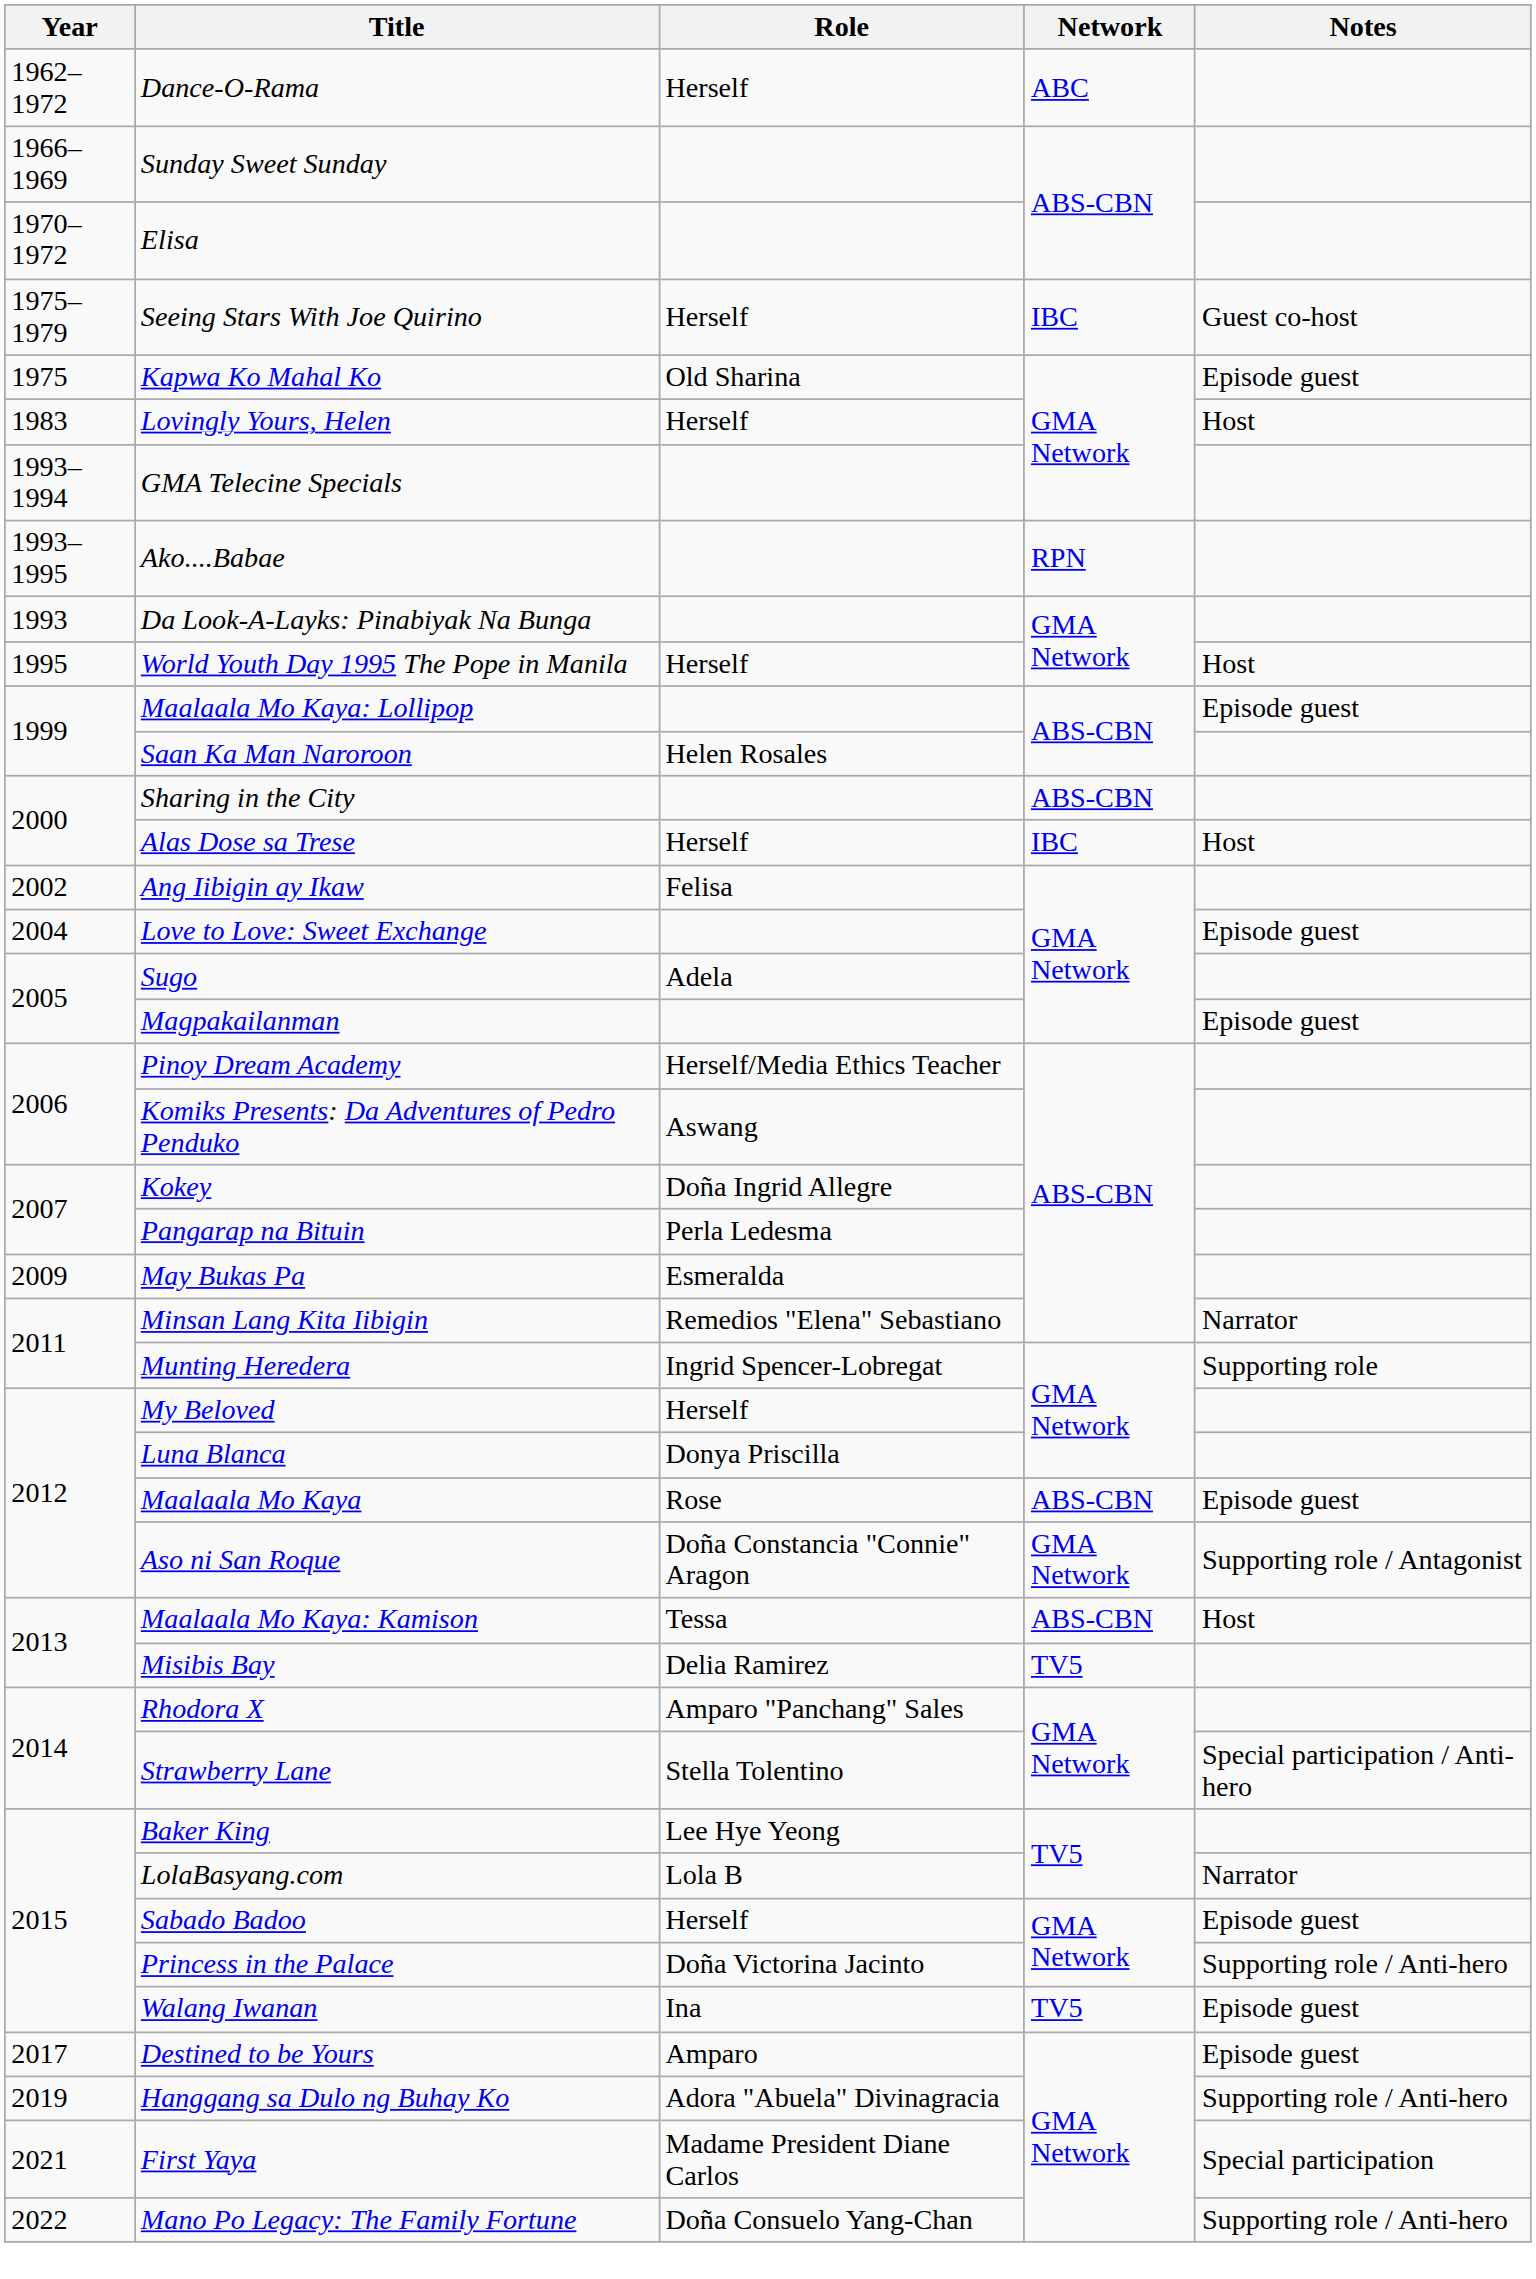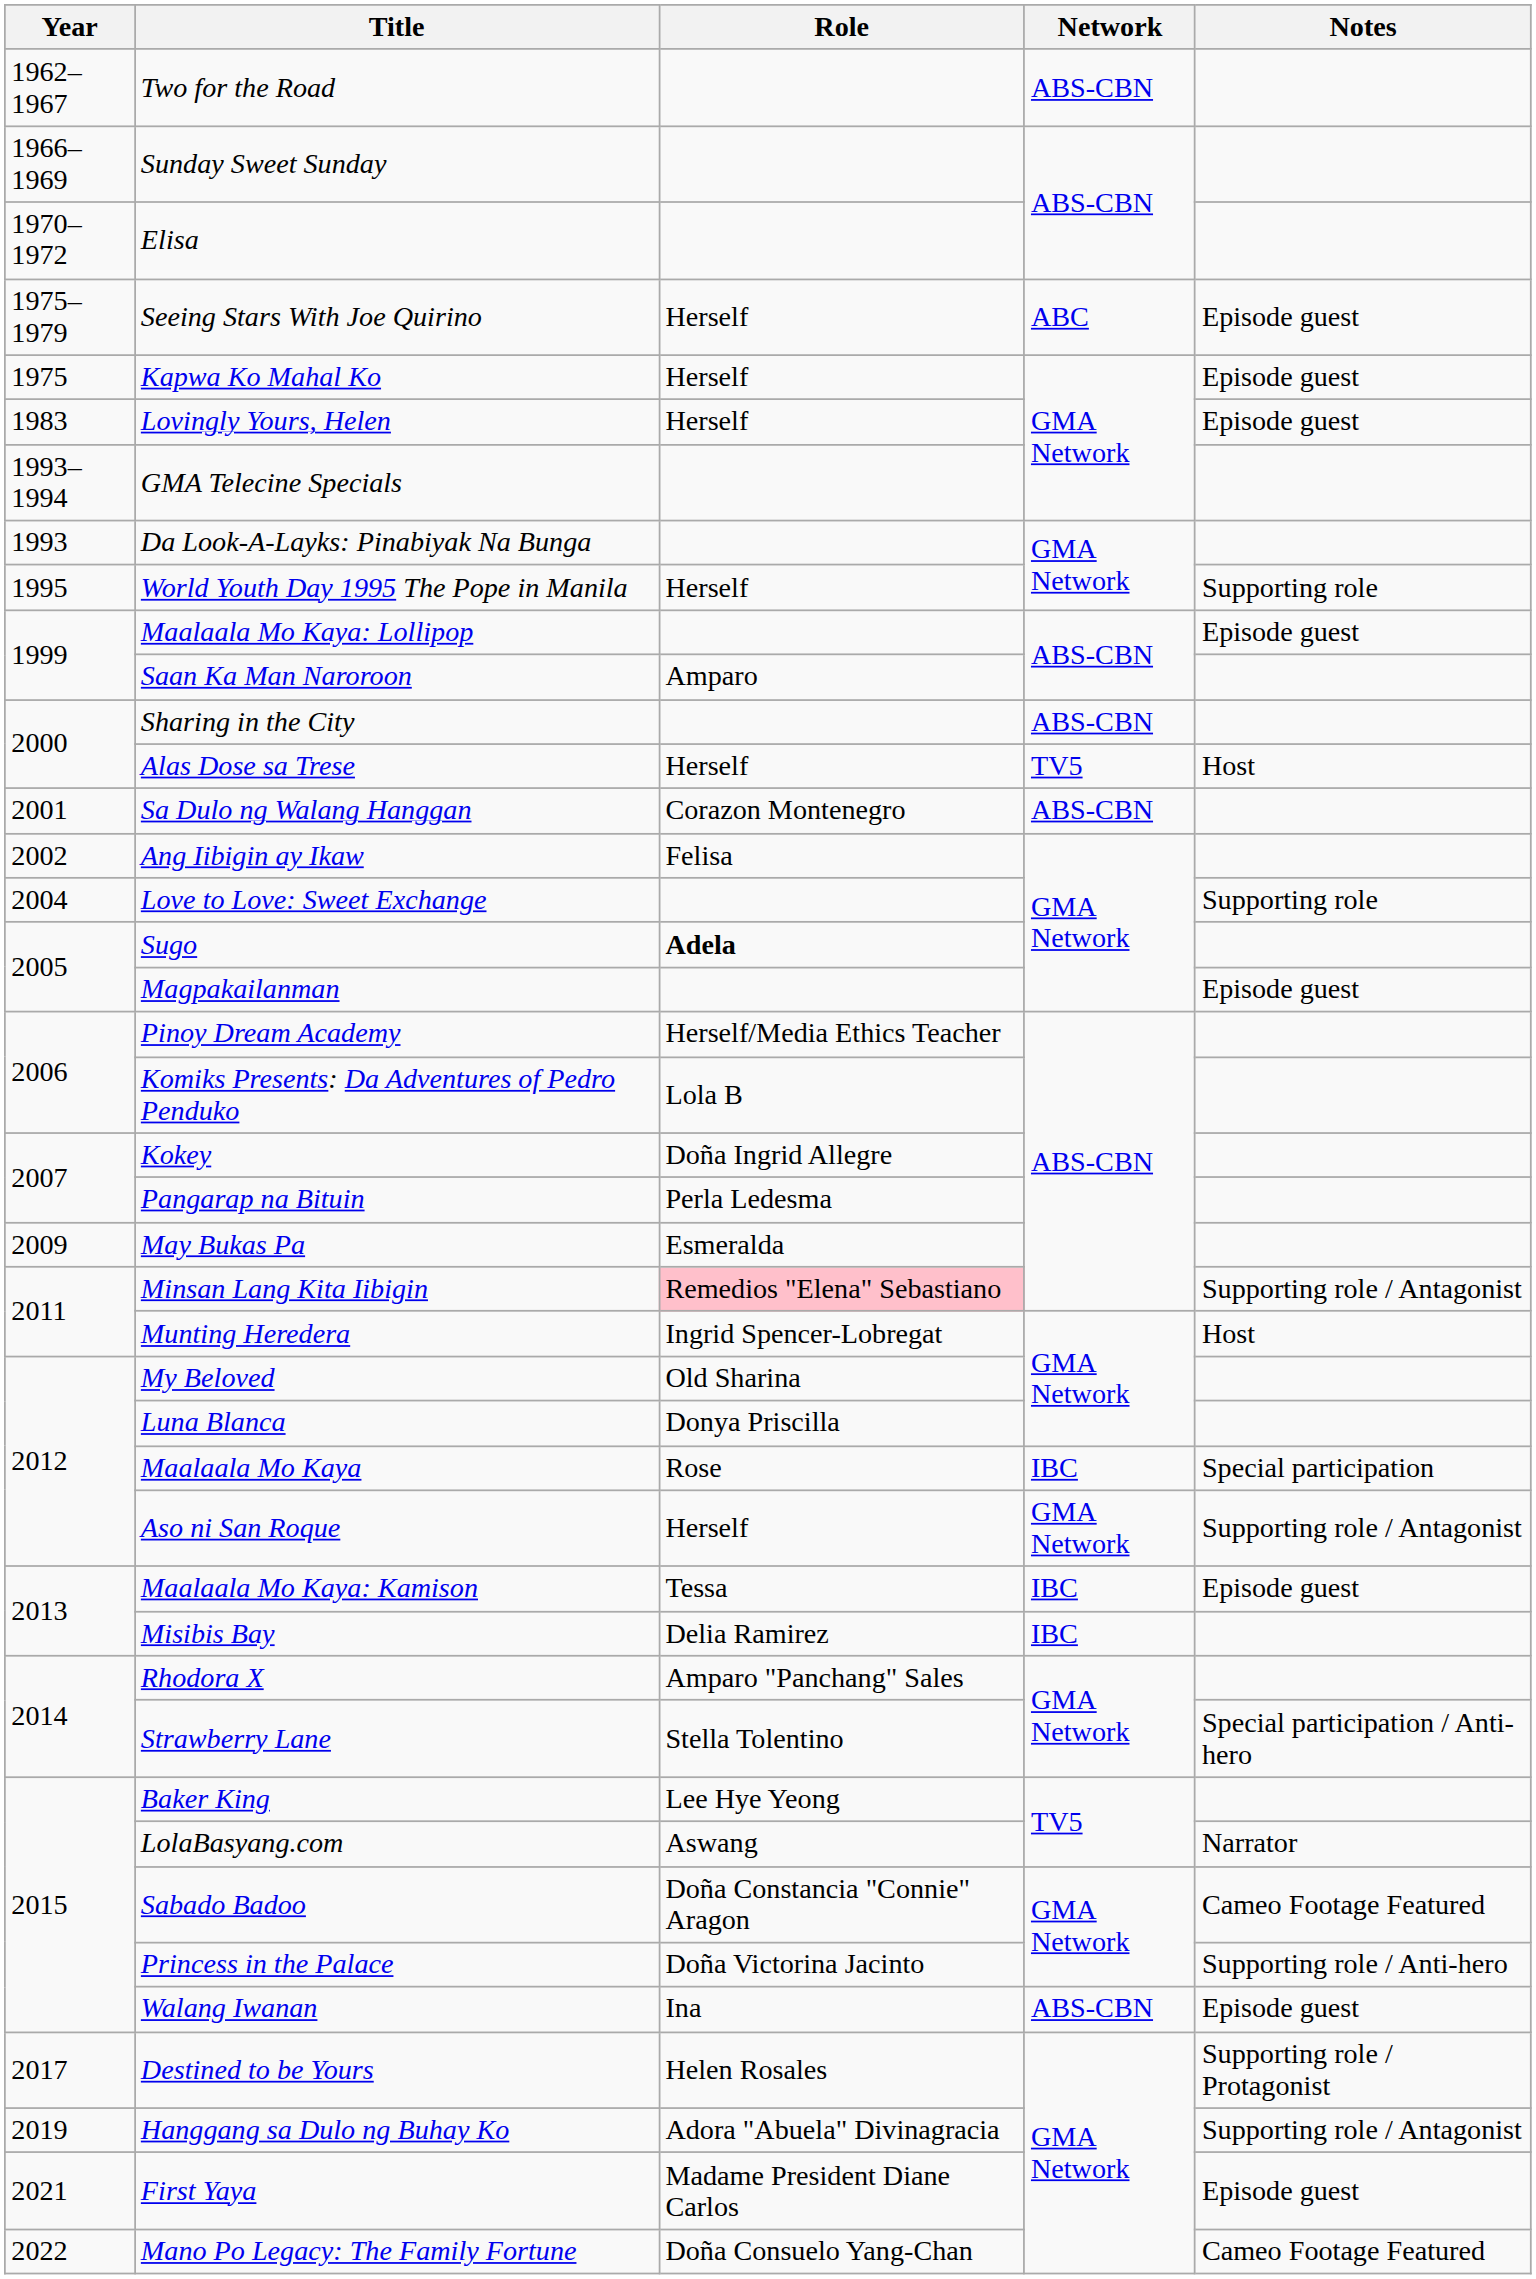+ row: (238, 87)
- row: (230, 87)
(1054, 316) IBC -> (1060, 316) ABC
(1280, 316) Guest co-host -> (1281, 316) Episode guest
(733, 376) Old Sharina -> (707, 376) Herself
(1229, 421) Host -> (1281, 421) Episode guest
- row: (213, 558)
(1229, 663) Host -> (1290, 587) Supporting role
(746, 752) Helen Rosales -> (712, 676) Amparo
(1054, 842) IBC -> (1057, 765) TV5
+ row: (306, 810)
(1281, 931) Episode guest -> (1290, 899) Supporting role
(699, 976) normal -> (701, 944) bold
(712, 1125) Aswang -> (704, 1094) Lola B
(833, 1320) no background -> (833, 1288) pink background
(1250, 1320) Narrator -> (1362, 1288) Supporting role / Antagonist
(1290, 1365) Supporting role -> (1229, 1333) Host
(707, 1409) Herself -> (733, 1378) Old Sharina
(1092, 1499) ABS-CBN -> (1054, 1467) IBC
(1281, 1499) Episode guest -> (1318, 1467) Special participation
(818, 1559) Doña Constancia "Connie" Aragon -> (707, 1527) Herself
(1092, 1620) ABS-CBN -> (1054, 1588) IBC
(1229, 1620) Host -> (1281, 1588) Episode guest
(1057, 1664) TV5 -> (1054, 1633) IBC
(704, 1875) Lola B -> (712, 1843) Aswang
(707, 1919) Herself -> (818, 1903) Doña Constancia "Connie" Aragon
(1281, 1919) Episode guest -> (1343, 1903) Cameo Footage Featured
(1057, 2009) TV5 -> (1092, 2009) ABS-CBN
(712, 2053) Amparo -> (746, 2069) Helen Rosales
(1281, 2053) Episode guest -> (1297, 2069) Supporting role / Protagonist
(1355, 2098) Supporting role / Anti-hero -> (1362, 2130) Supporting role / Antagonist
(1318, 2158) Special participation -> (1281, 2190) Episode guest
(1355, 2219) Supporting role / Anti-hero -> (1343, 2251) Cameo Footage Featured
